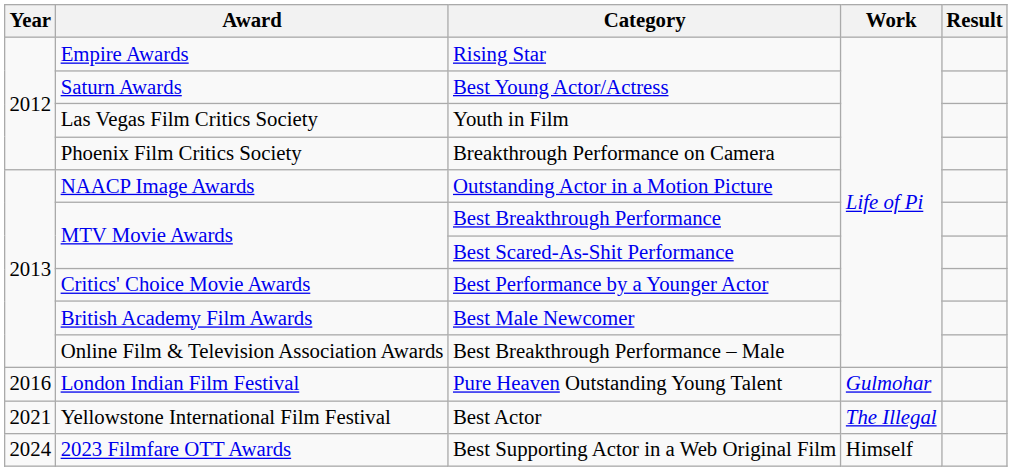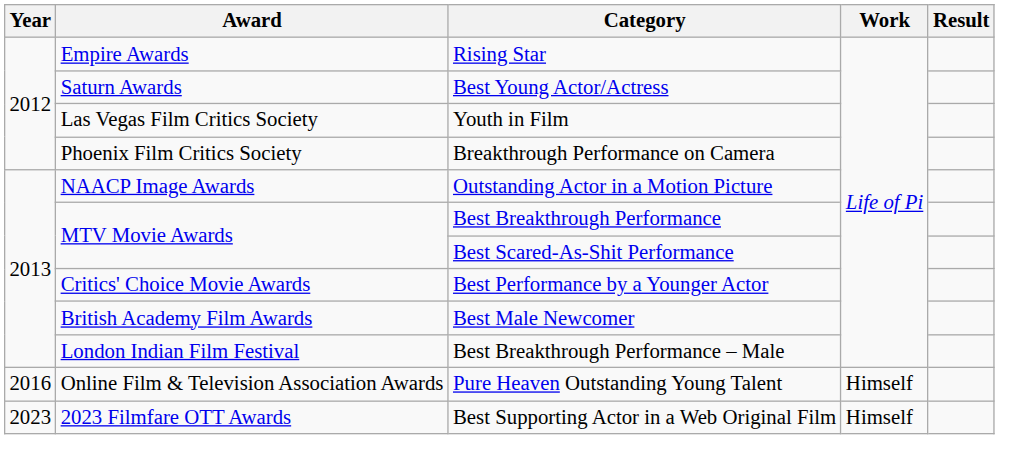(252, 350) Online Film & Television Association Awards -> (180, 350) London Indian Film Festival
(180, 383) London Indian Film Festival -> (252, 383) Online Film & Television Association Awards
(889, 383) Gulmohar -> (879, 383) Himself
- row: (497, 416)
(30, 449) 2024 -> (30, 416) 2023
